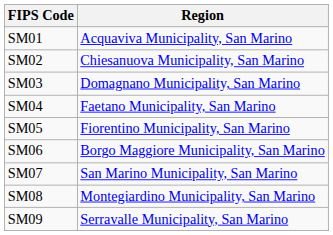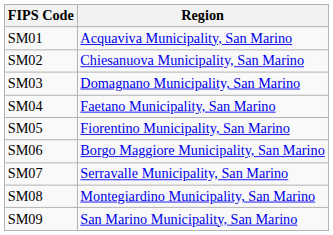(189, 173) San Marino Municipality, San Marino -> (184, 173) Serravalle Municipality, San Marino
(184, 219) Serravalle Municipality, San Marino -> (189, 219) San Marino Municipality, San Marino
